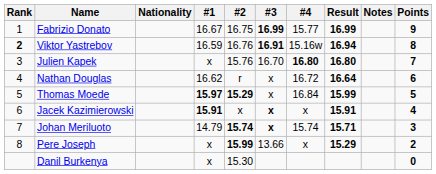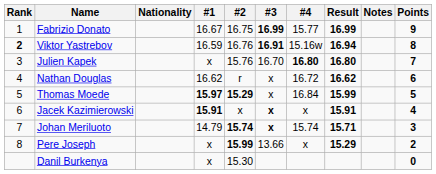(343, 78) 16.64 -> (343, 78) 16.62
